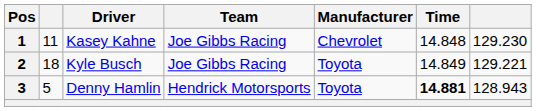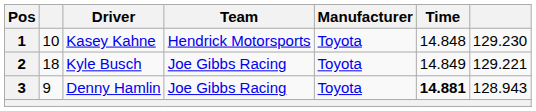(50, 40) 11 -> (51, 40) 10
(227, 40) Joe Gibbs Racing -> (239, 40) Hendrick Motorsports
(350, 40) Chevrolet -> (340, 40) Toyota
(47, 88) 5 -> (47, 88) 9
(239, 88) Hendrick Motorsports -> (227, 88) Joe Gibbs Racing
